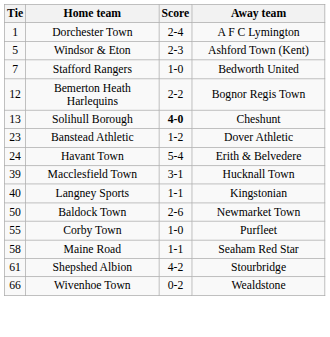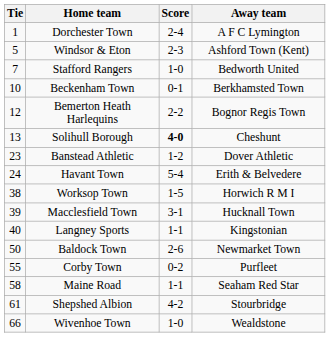+ row: (92, 87)
+ row: (92, 193)
(175, 230) 1-0 -> (175, 267) 0-2
(175, 286) 0-2 -> (175, 323) 1-0
